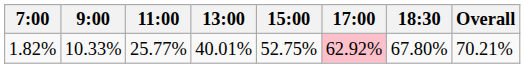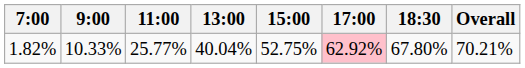(224, 48) 40.01% -> (224, 48) 40.04%
